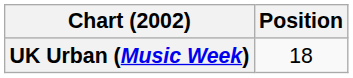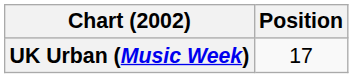(301, 55) 18 -> (301, 55) 17
